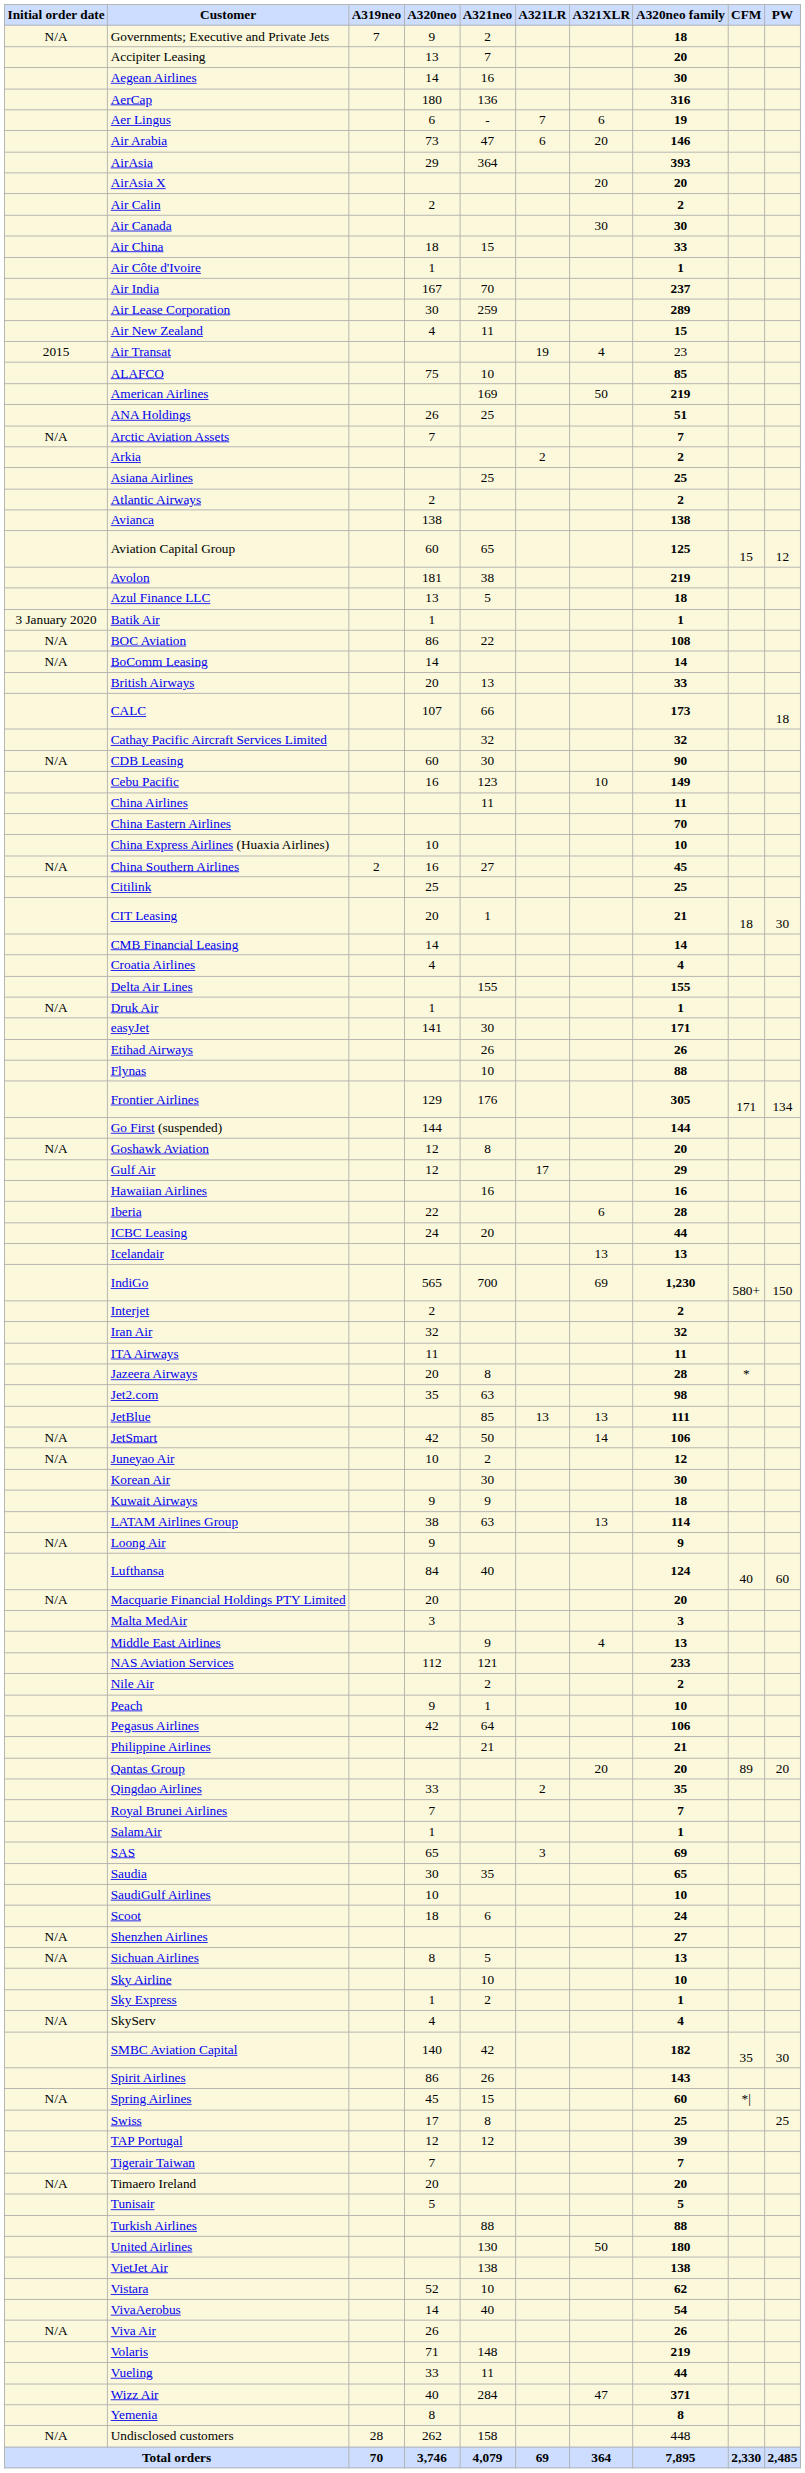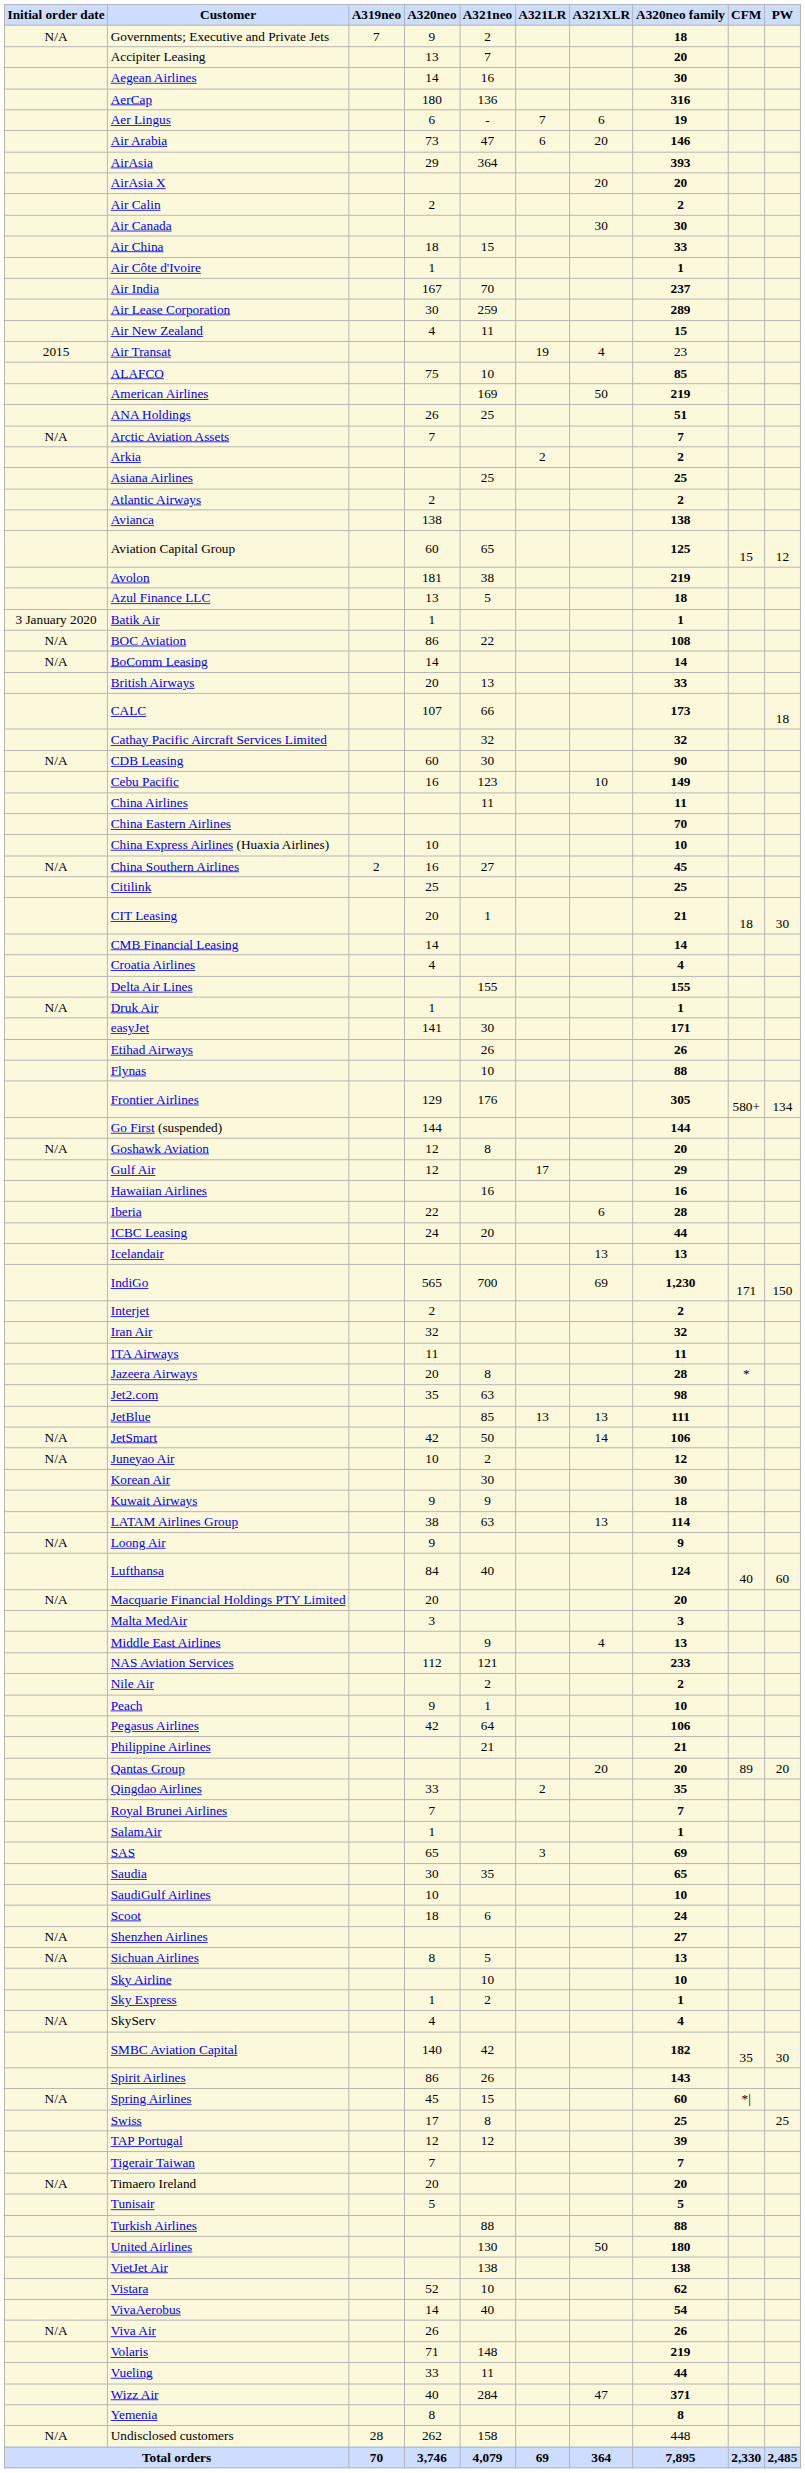(746, 1106) 171 -> (746, 1106) 580+
(746, 1290) 580+ -> (746, 1290) 171
